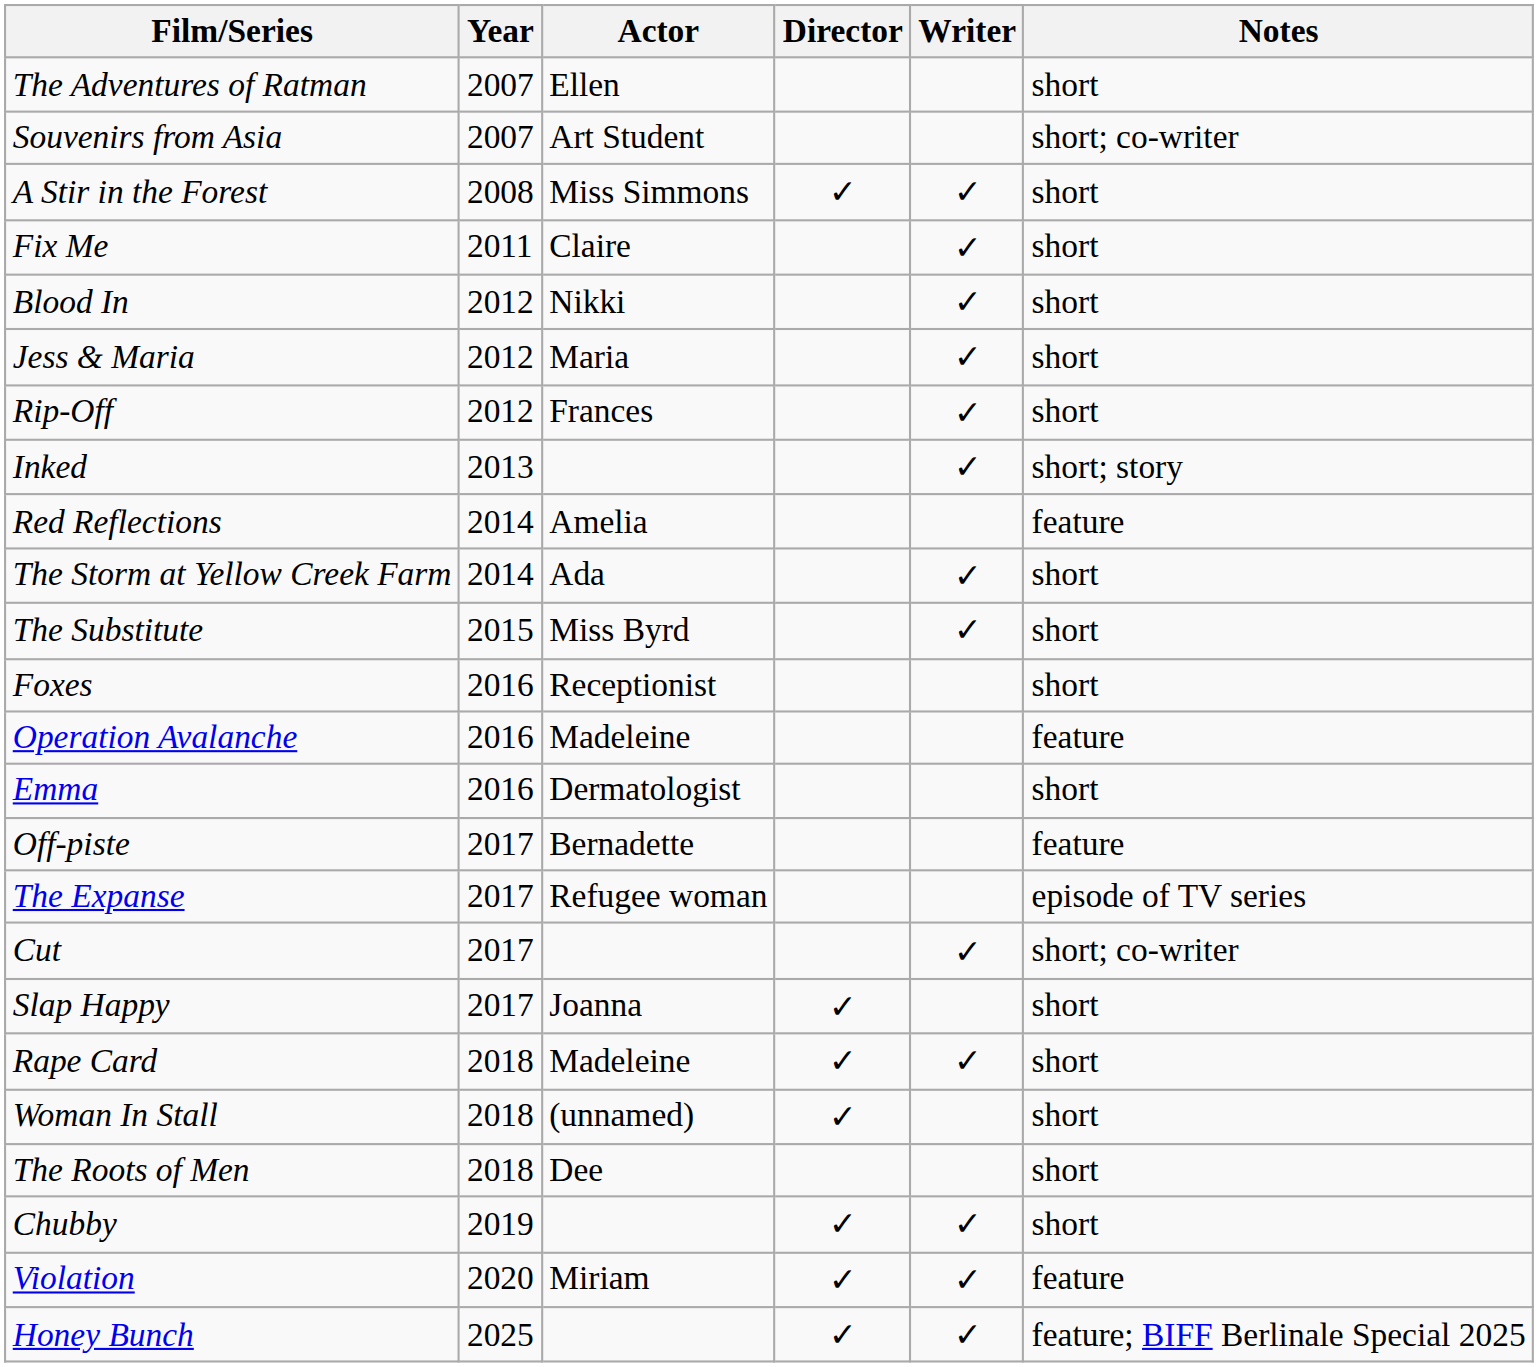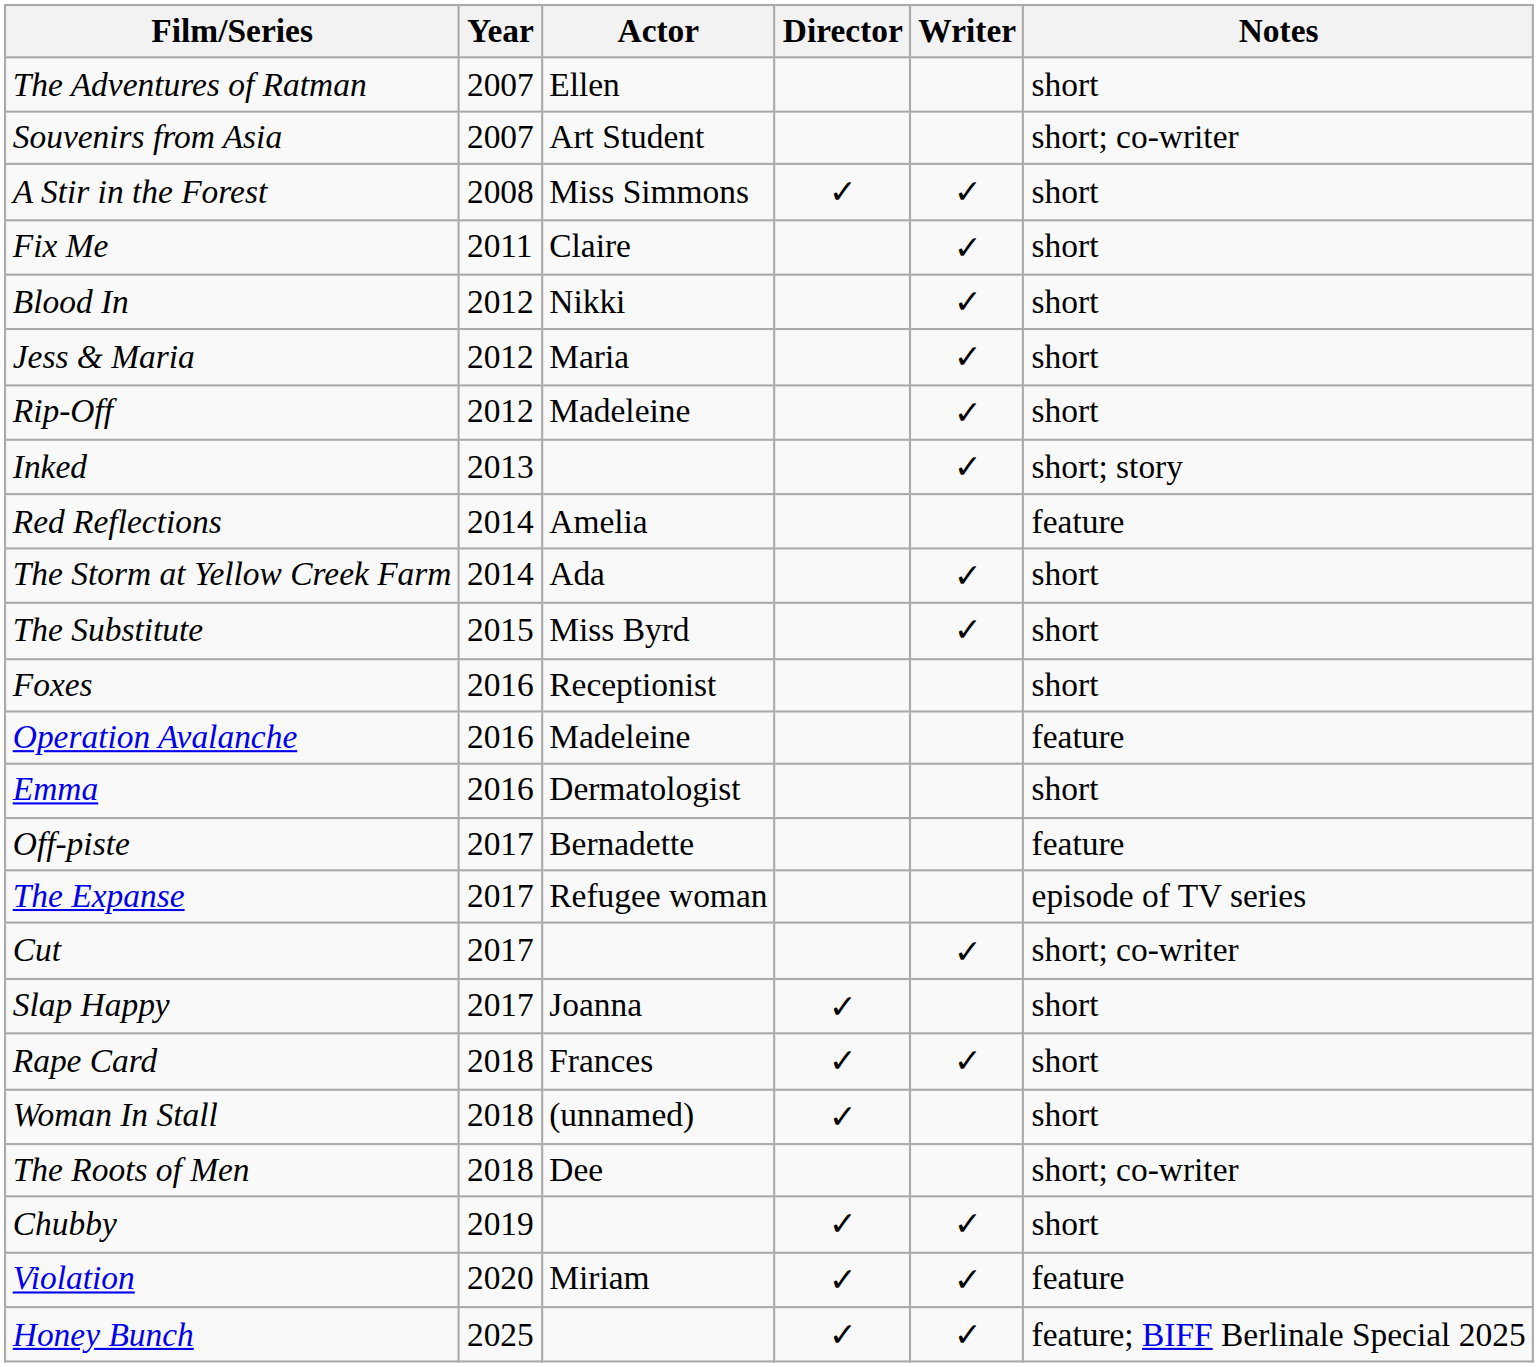(601, 411) Frances -> (620, 411) Madeleine
(620, 1060) Madeleine -> (601, 1060) Frances
(1065, 1169) short -> (1135, 1169) short; co-writer
